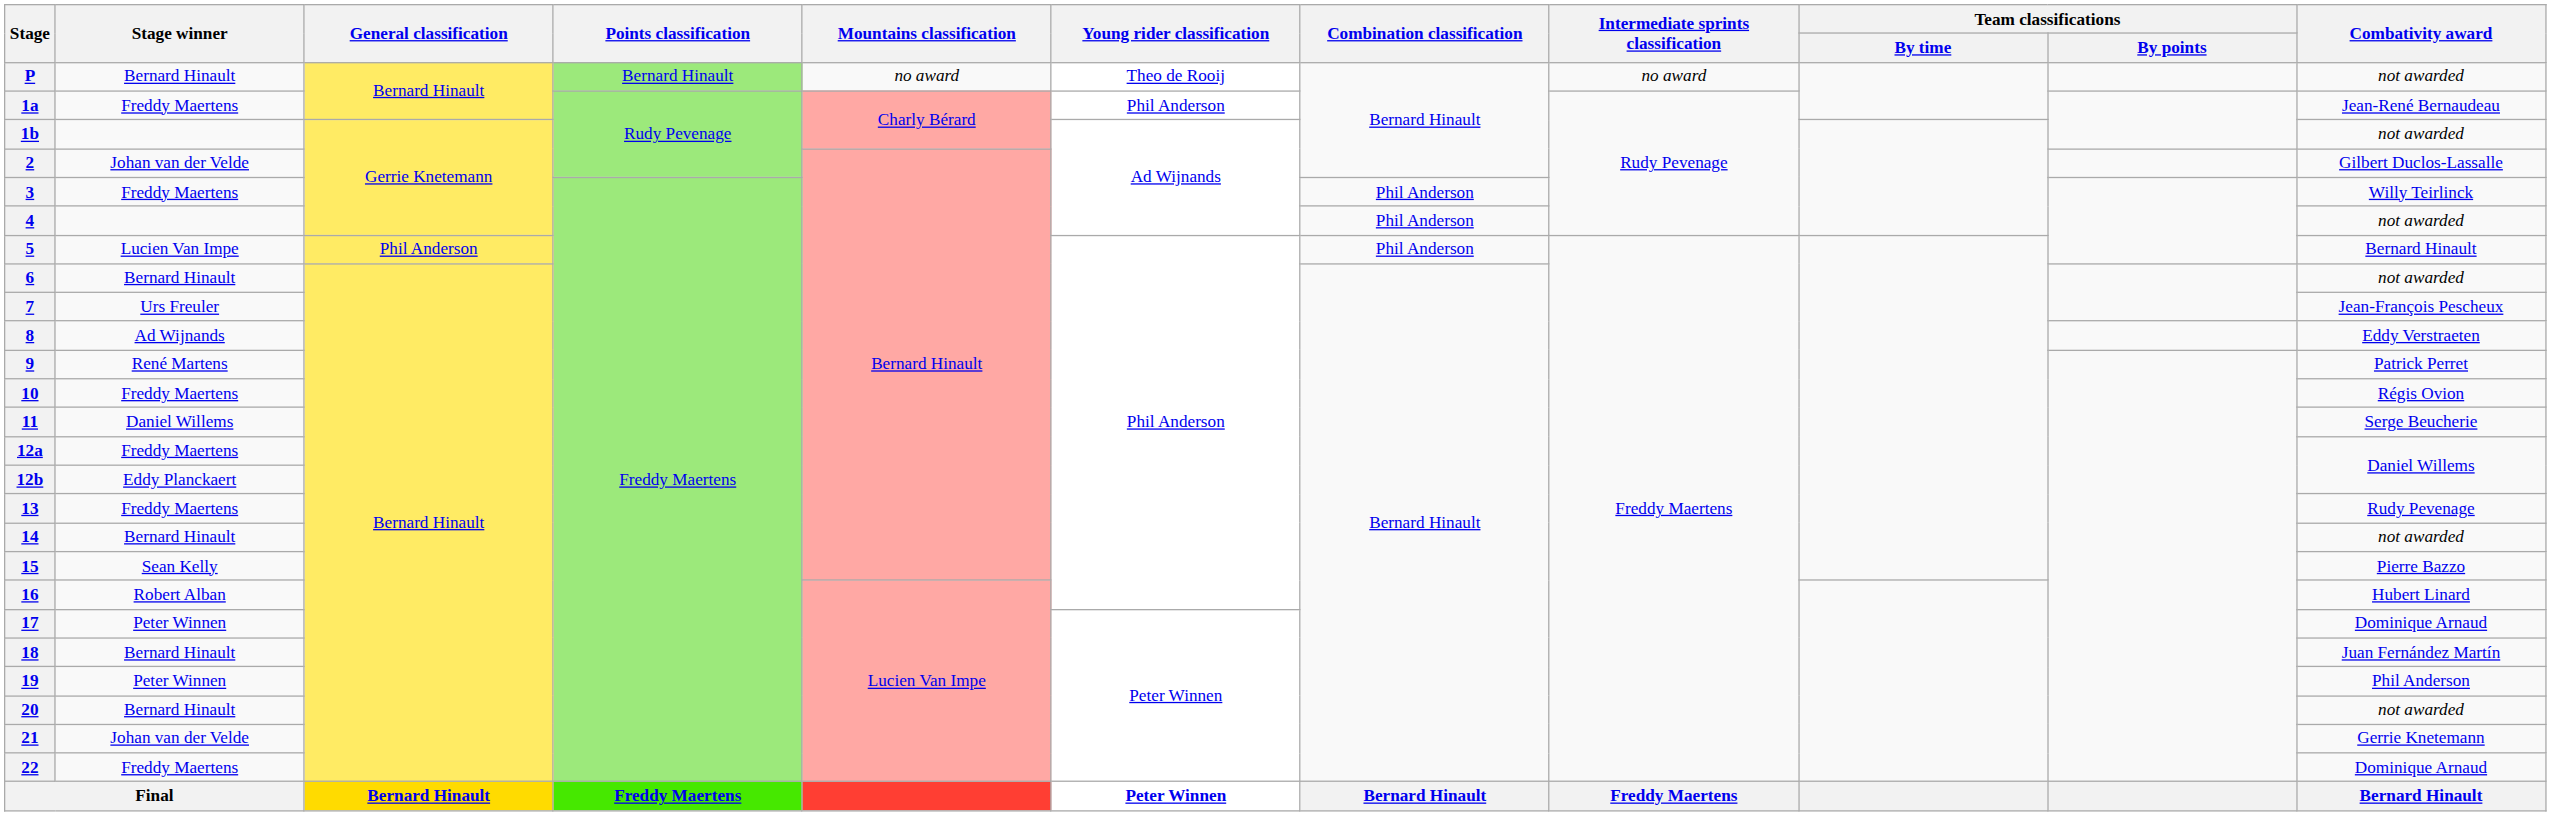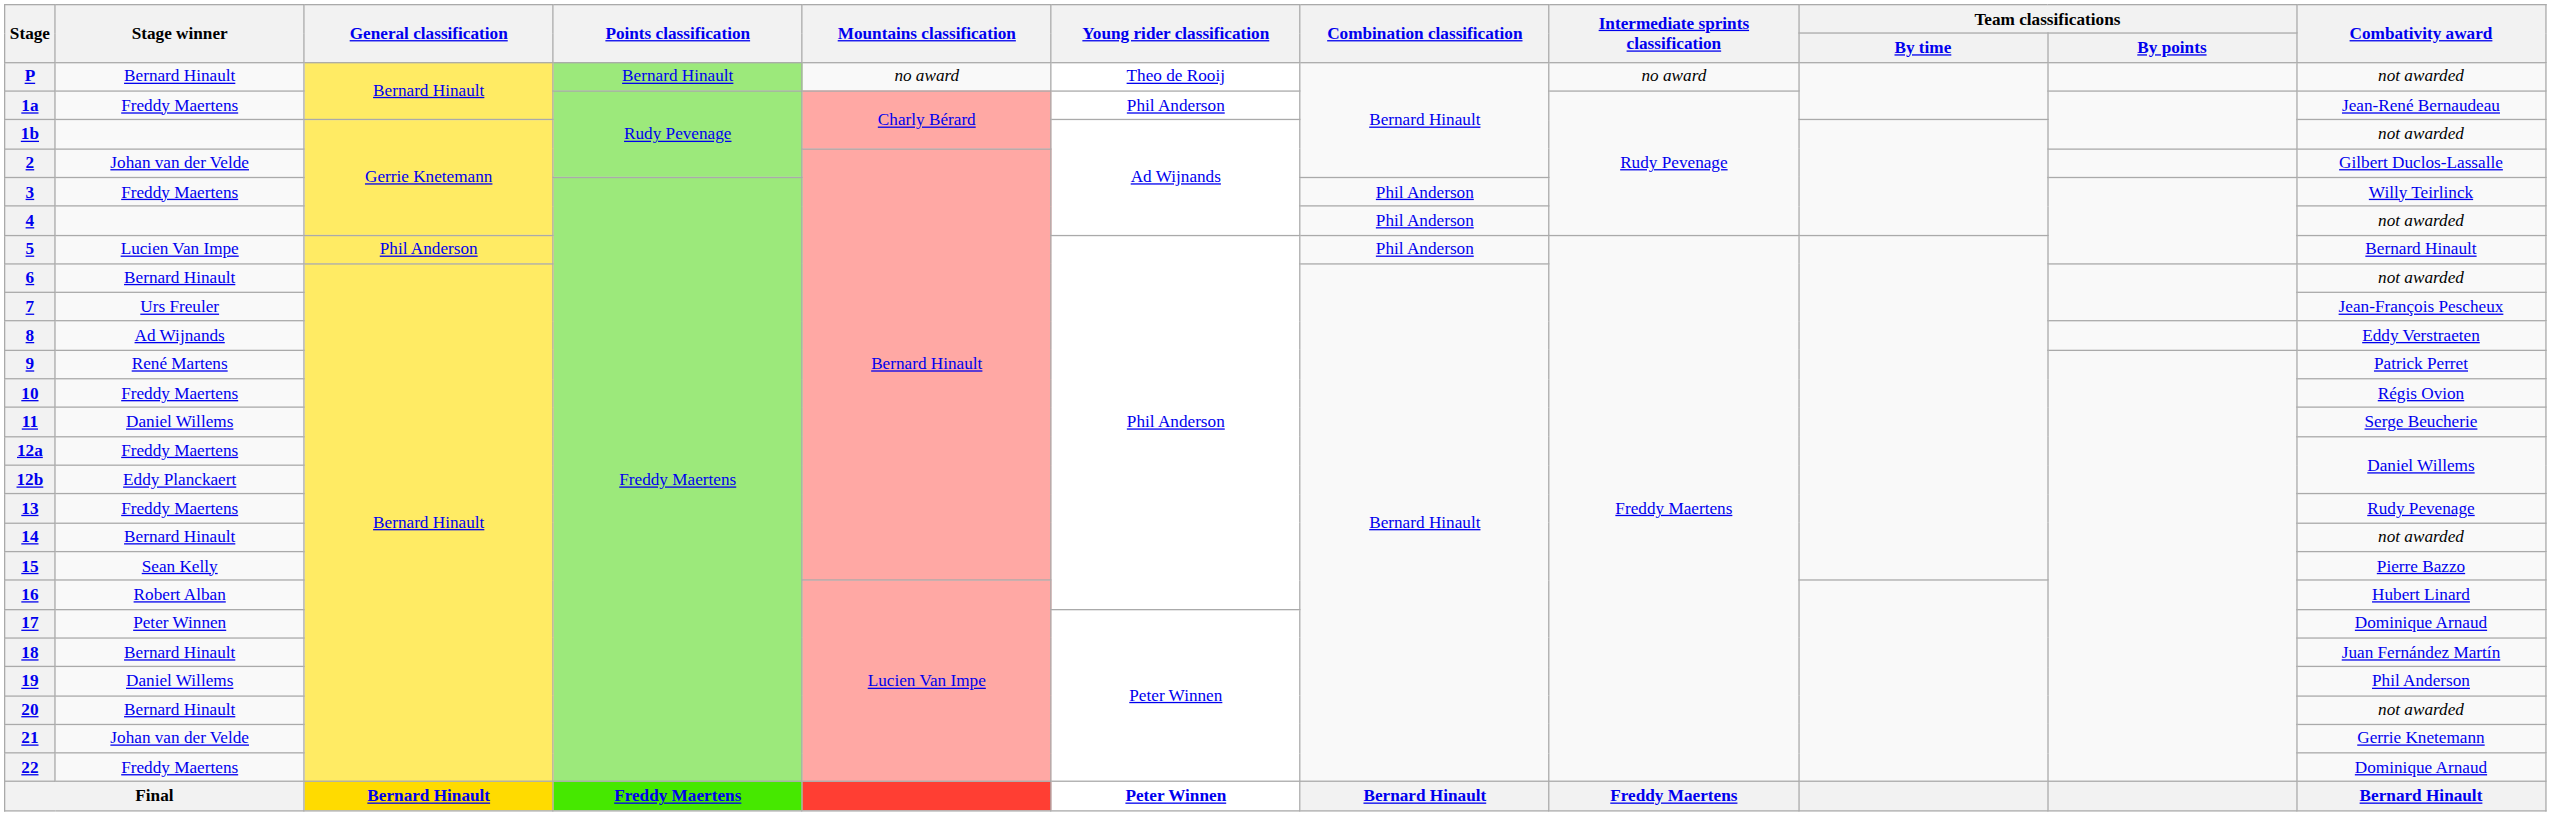(180, 681) Peter Winnen -> (180, 681) Daniel Willems
